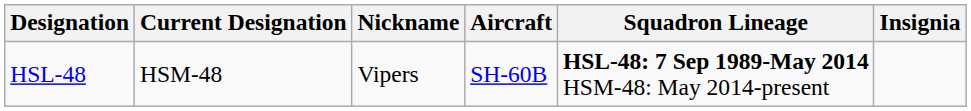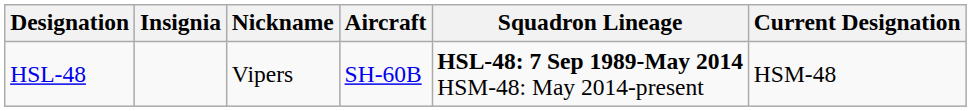columns swapped: (920, 23) <-> (243, 23)
